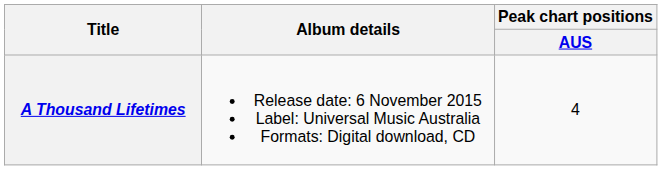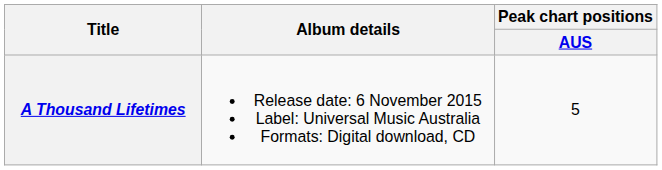(575, 109) 4 -> (575, 109) 5
